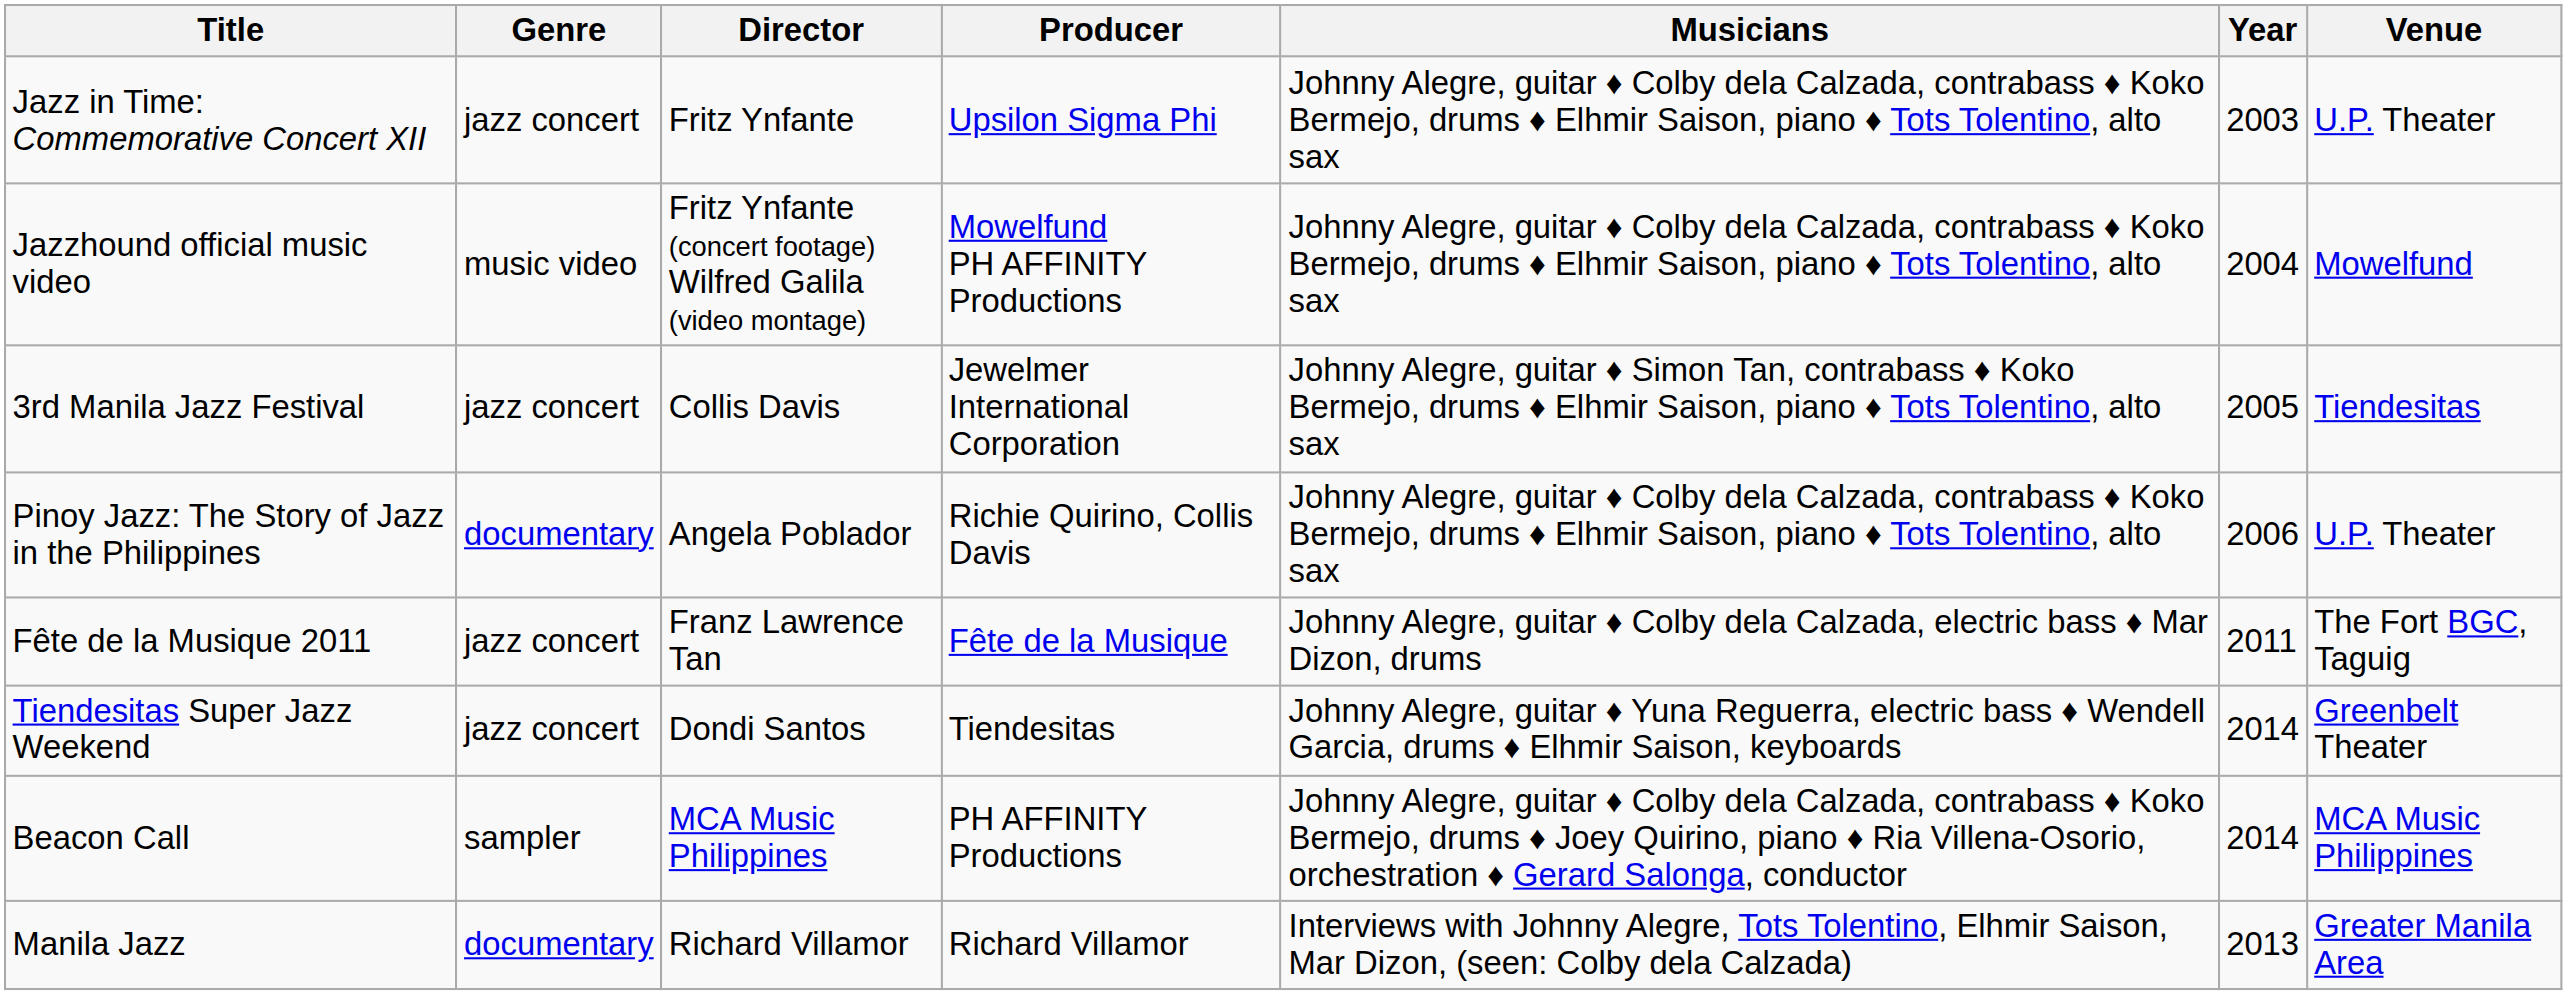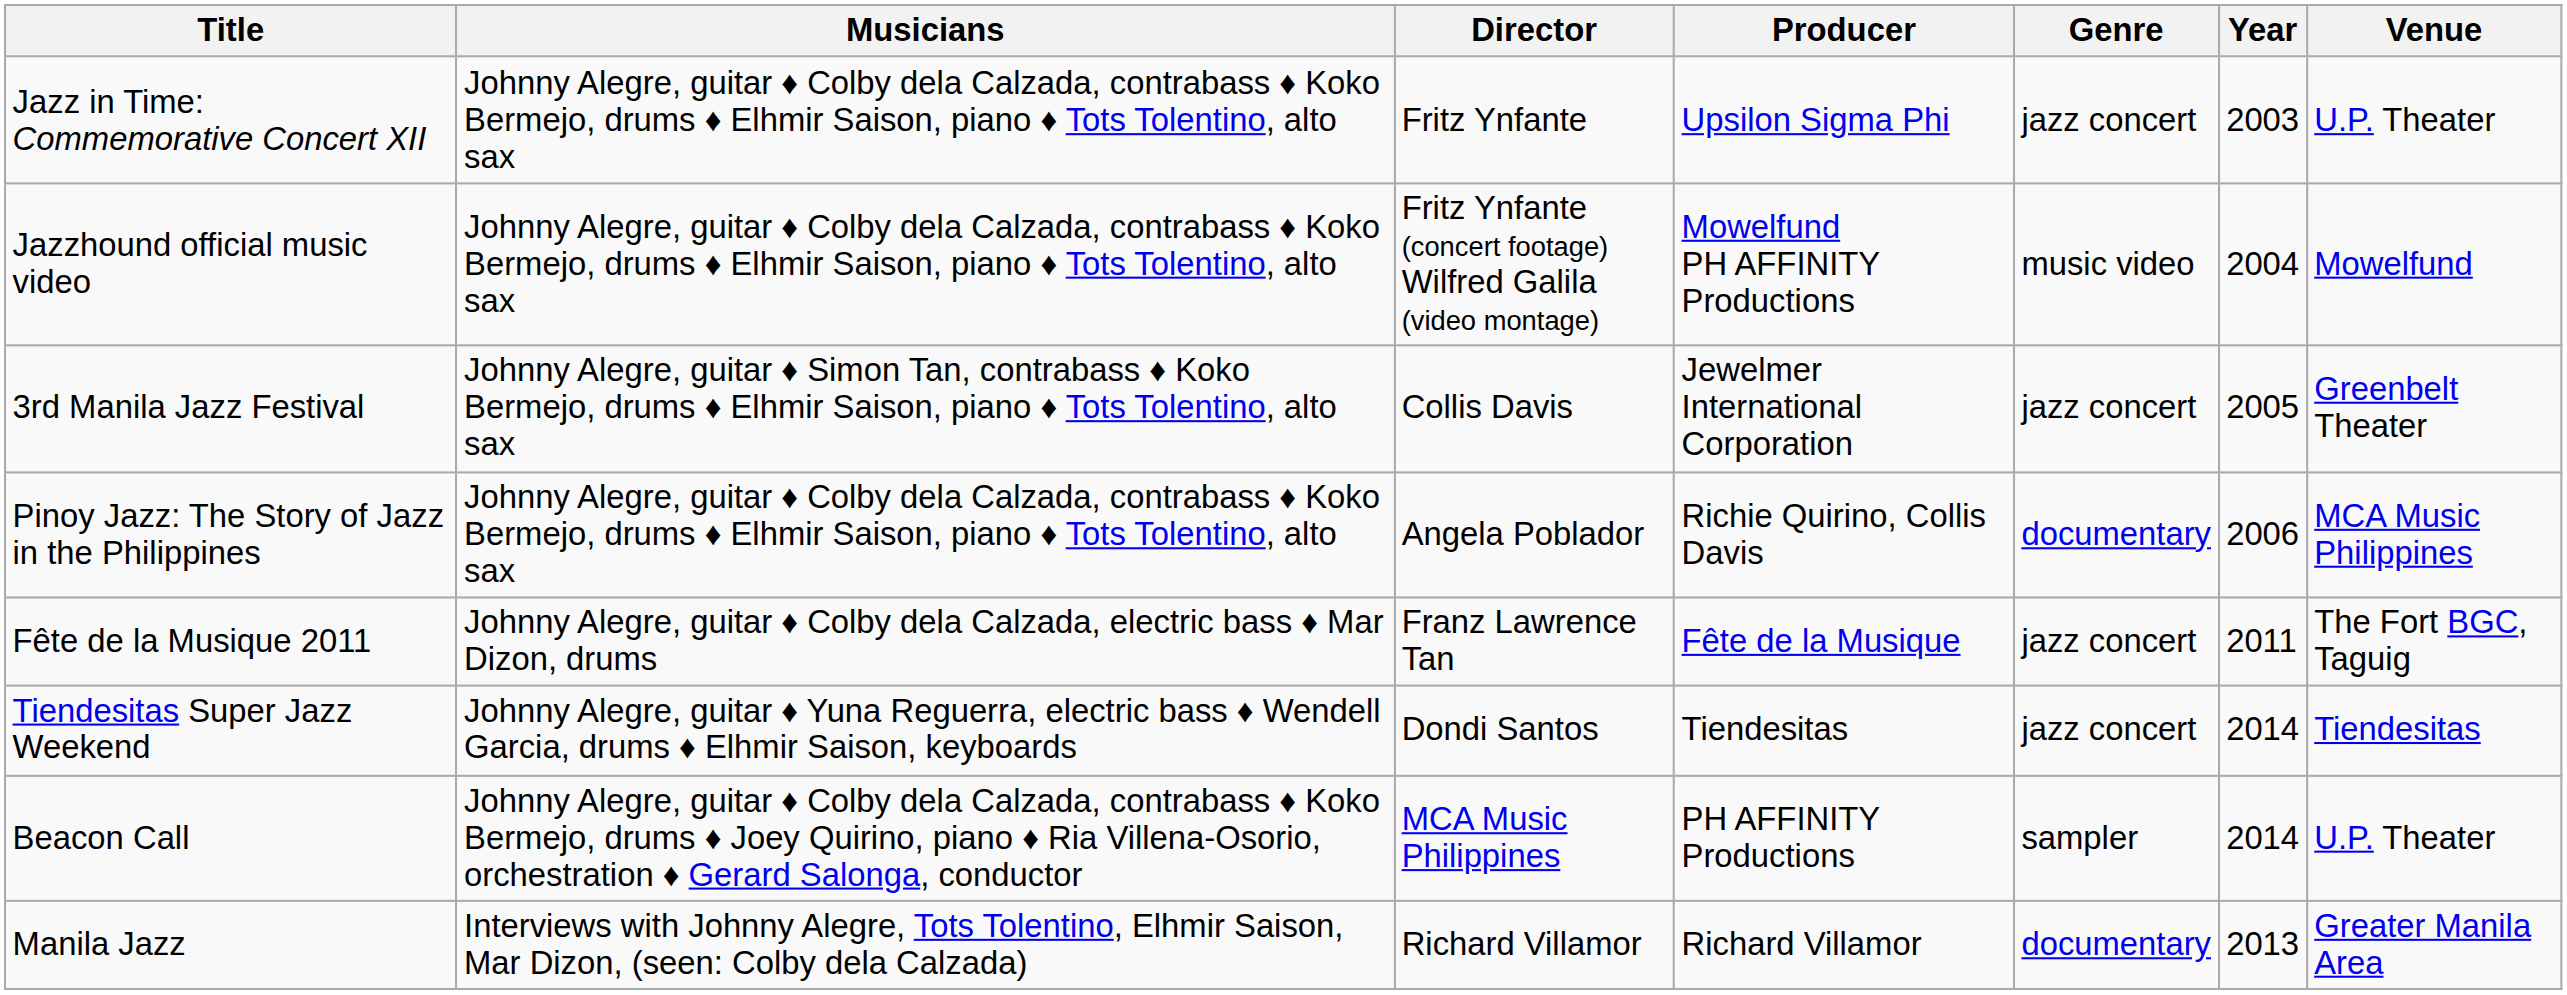columns swapped: (1750, 30) <-> (559, 30)
(2397, 407) Tiendesitas -> (2386, 407) Greenbelt Theater
(2405, 533) U.P. Theater -> (2397, 533) MCA Music Philippines
(2386, 730) Greenbelt Theater -> (2397, 730) Tiendesitas
(2397, 837) MCA Music Philippines -> (2405, 837) U.P. Theater
